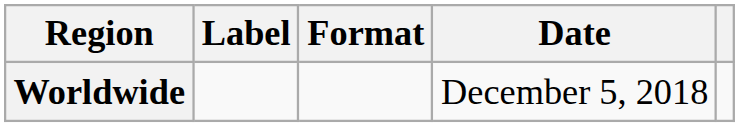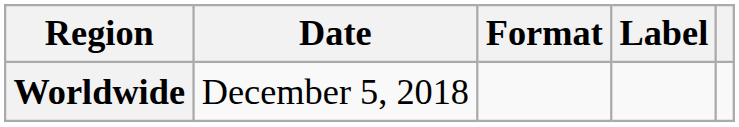columns swapped: (575, 33) <-> (246, 33)
